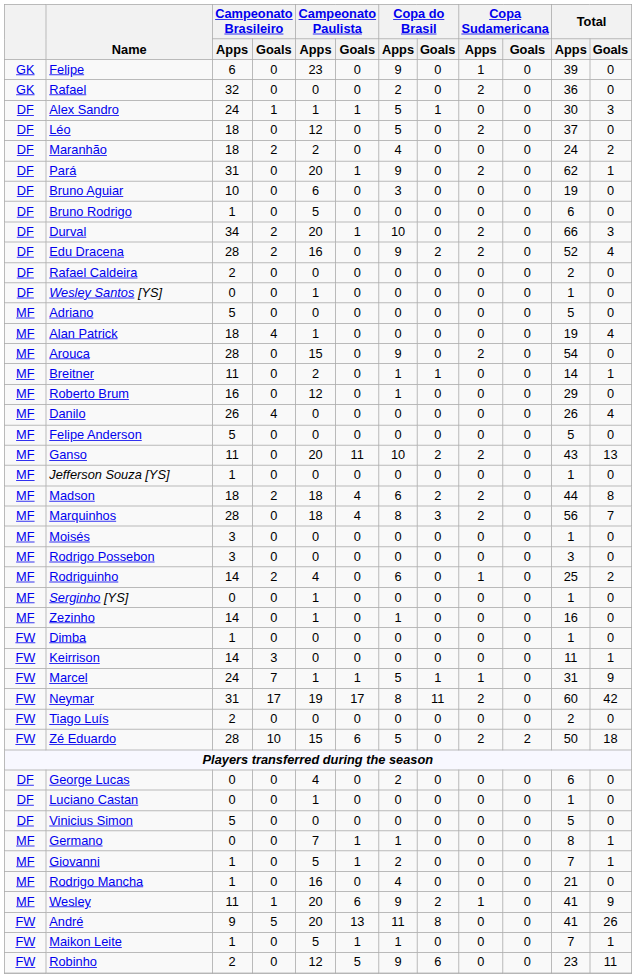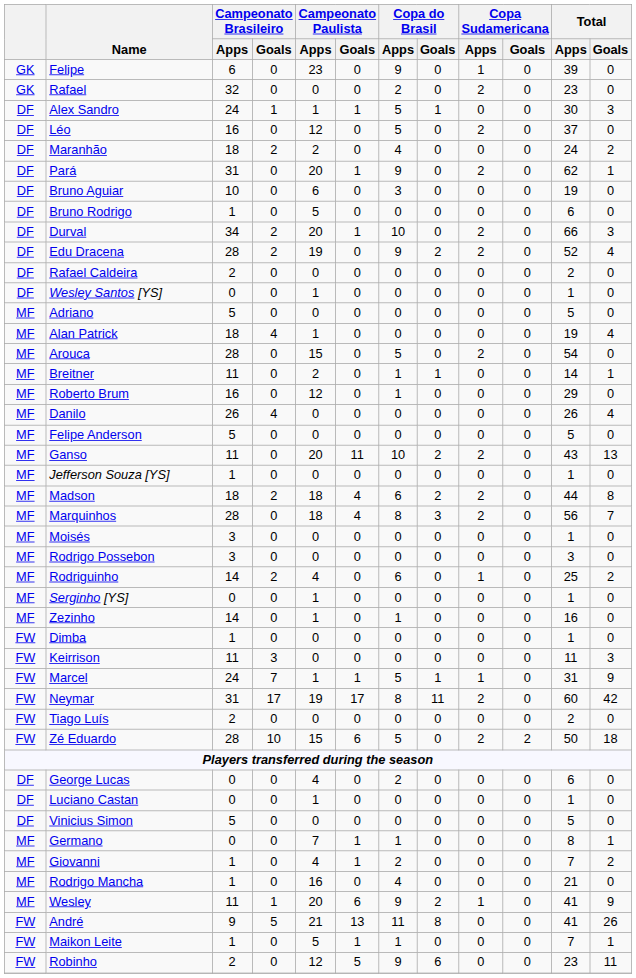(571, 89) 36 -> (571, 89) 23
(232, 130) 18 -> (232, 130) 16
(316, 252) 16 -> (316, 252) 19
(398, 353) 9 -> (398, 353) 5
(232, 658) 14 -> (232, 658) 11
(610, 658) 1 -> (610, 658) 3
(316, 861) 5 -> (316, 861) 4
(610, 861) 1 -> (610, 861) 2
(316, 922) 20 -> (316, 922) 21
